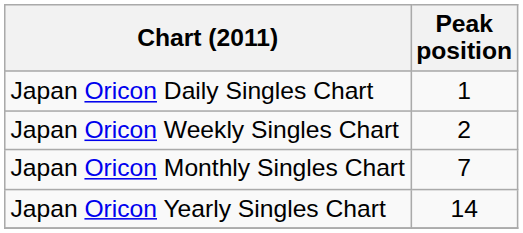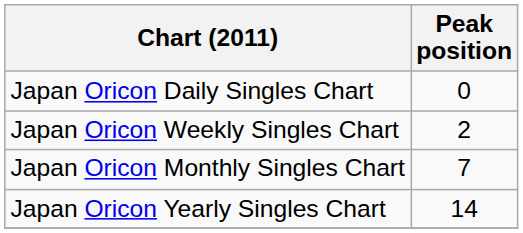(464, 90) 1 -> (464, 90) 0
